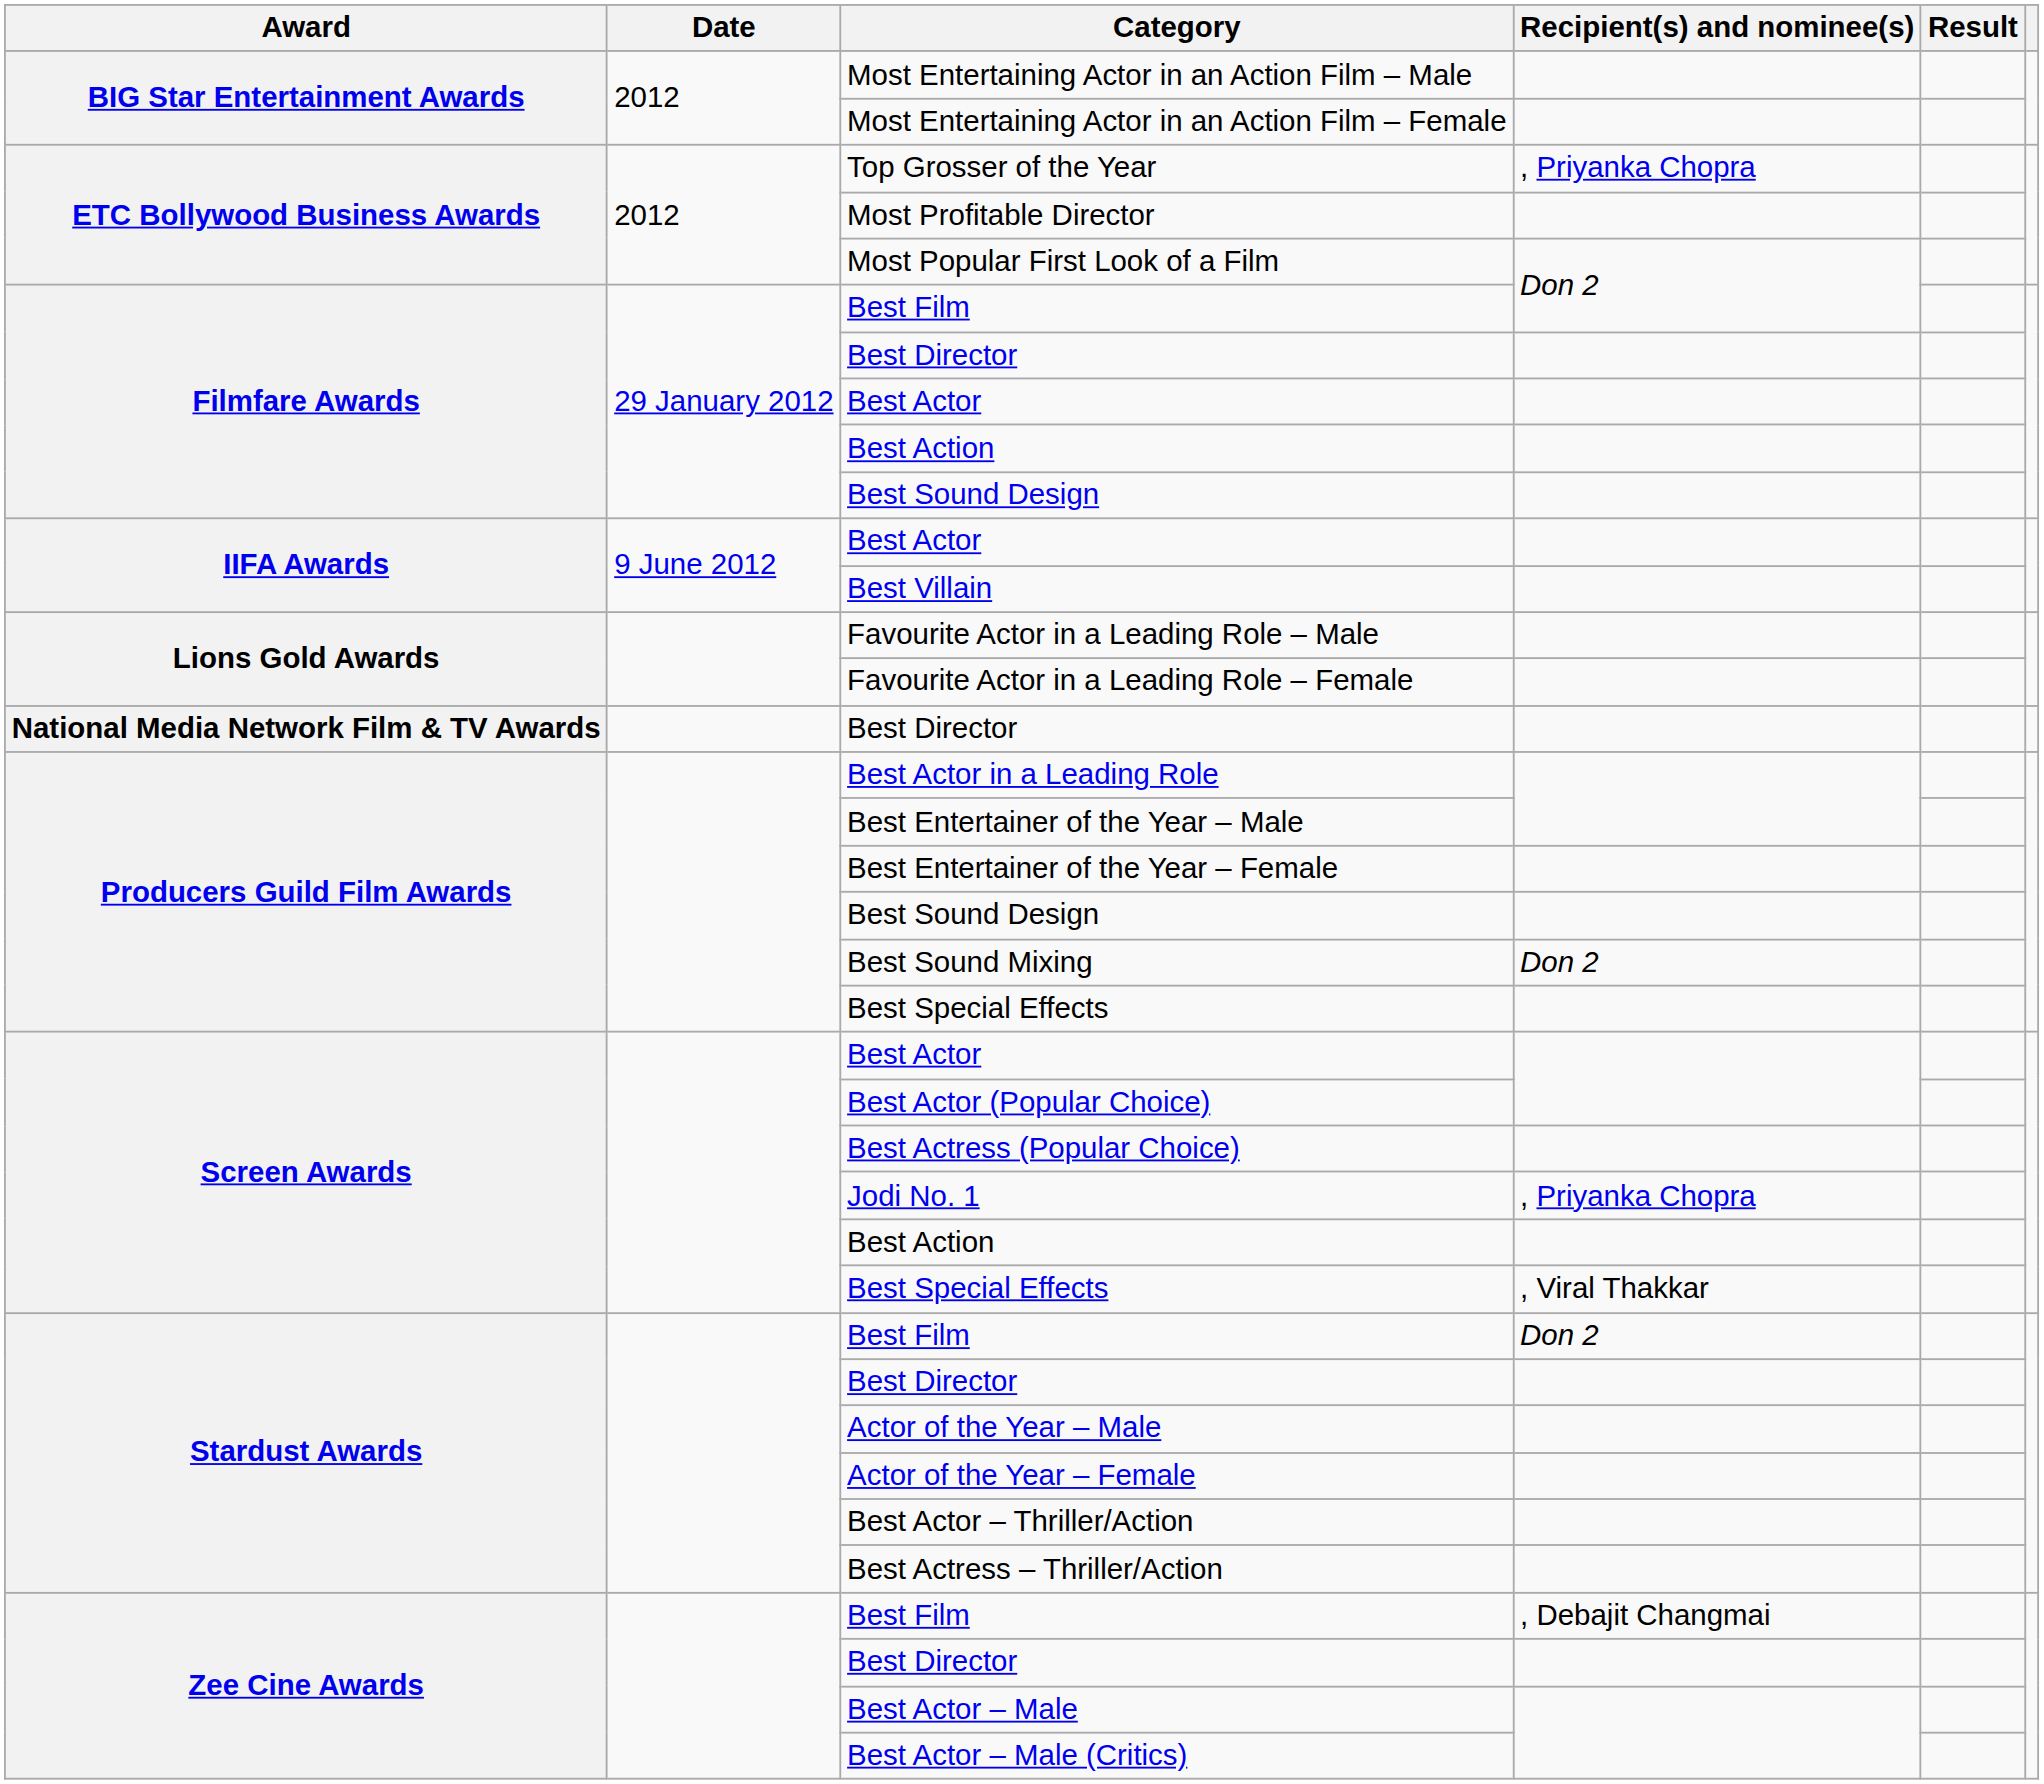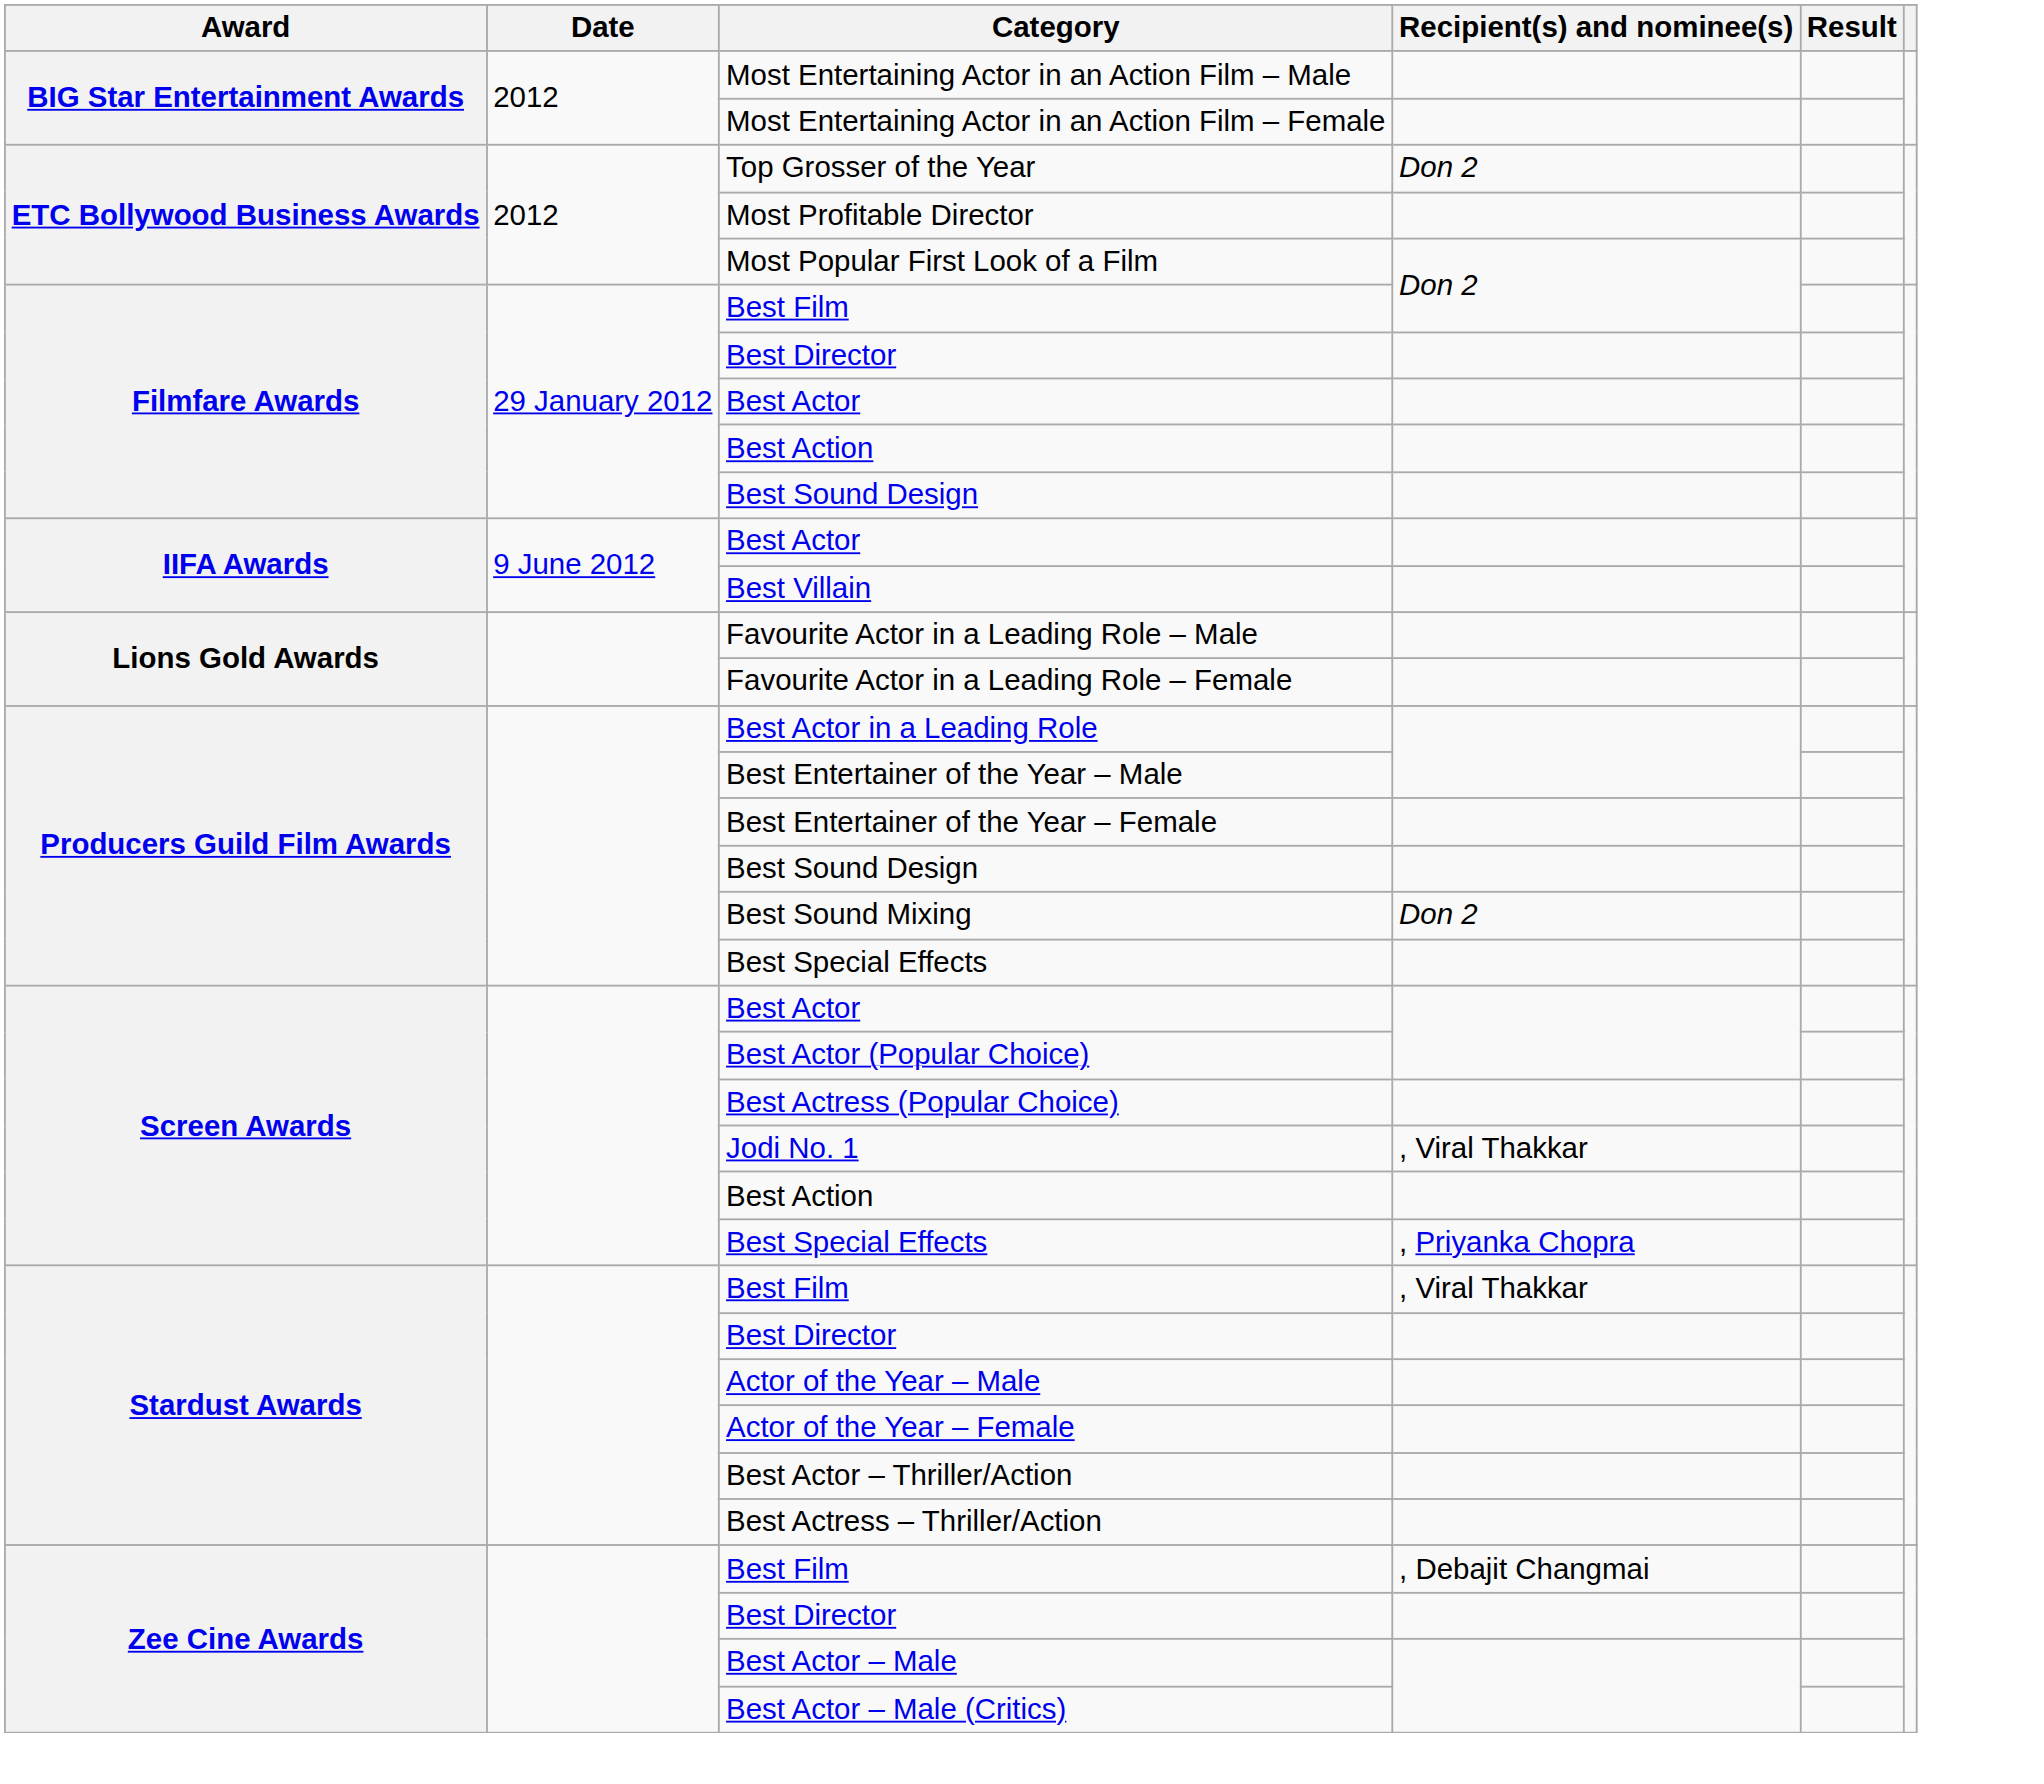(1638, 167) , Priyanka Chopra -> (1438, 167) Don 2
- row: (306, 728)
(1638, 1195) , Priyanka Chopra -> (1493, 1148) , Viral Thakkar
(1614, 1288) , Viral Thakkar -> (1517, 1241) , Priyanka Chopra
(1559, 1335) Don 2 -> (1493, 1288) , Viral Thakkar
